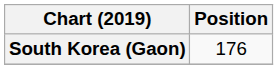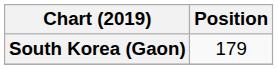(231, 49) 176 -> (231, 49) 179
